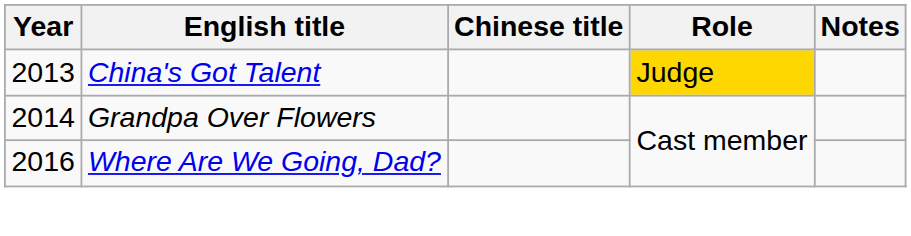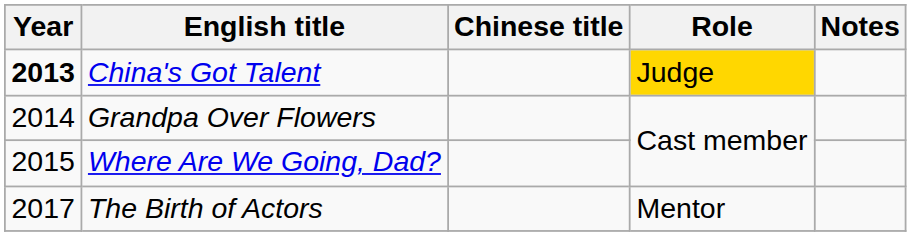(43, 72) normal -> (43, 72) bold
(43, 162) 2016 -> (43, 162) 2015
+ row: (205, 207)
